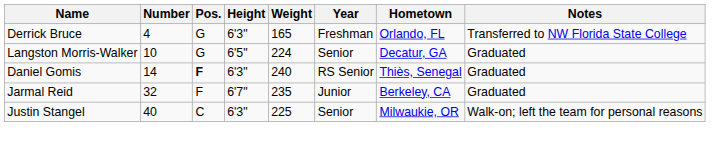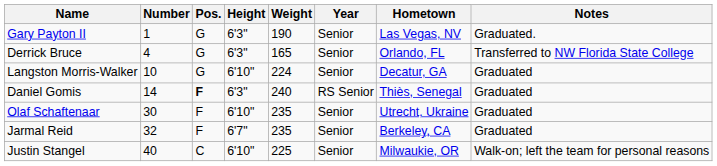+ row: (47, 33)
(345, 33) Freshman -> (335, 53) Senior
(237, 53) 6'5" -> (241, 72) 6'10"
+ row: (53, 111)
(334, 92) Junior -> (335, 131) Senior
(237, 111) 6'3" -> (241, 151) 6'10"
